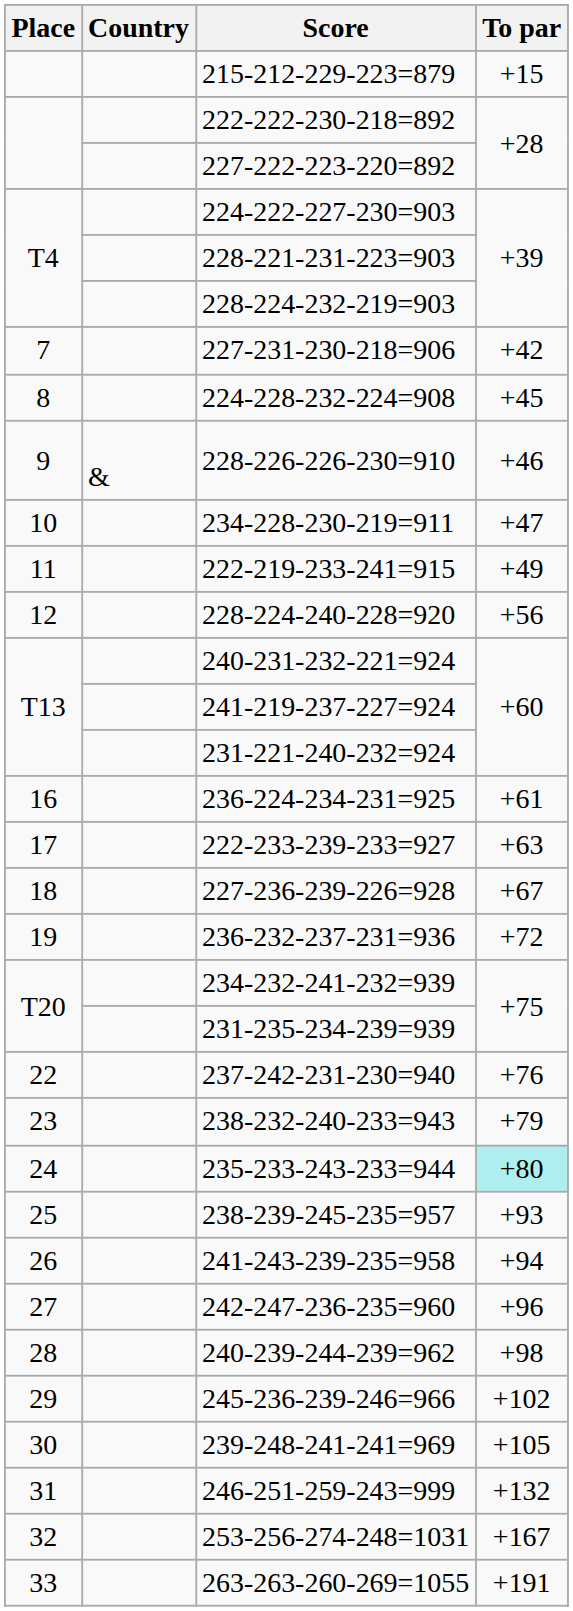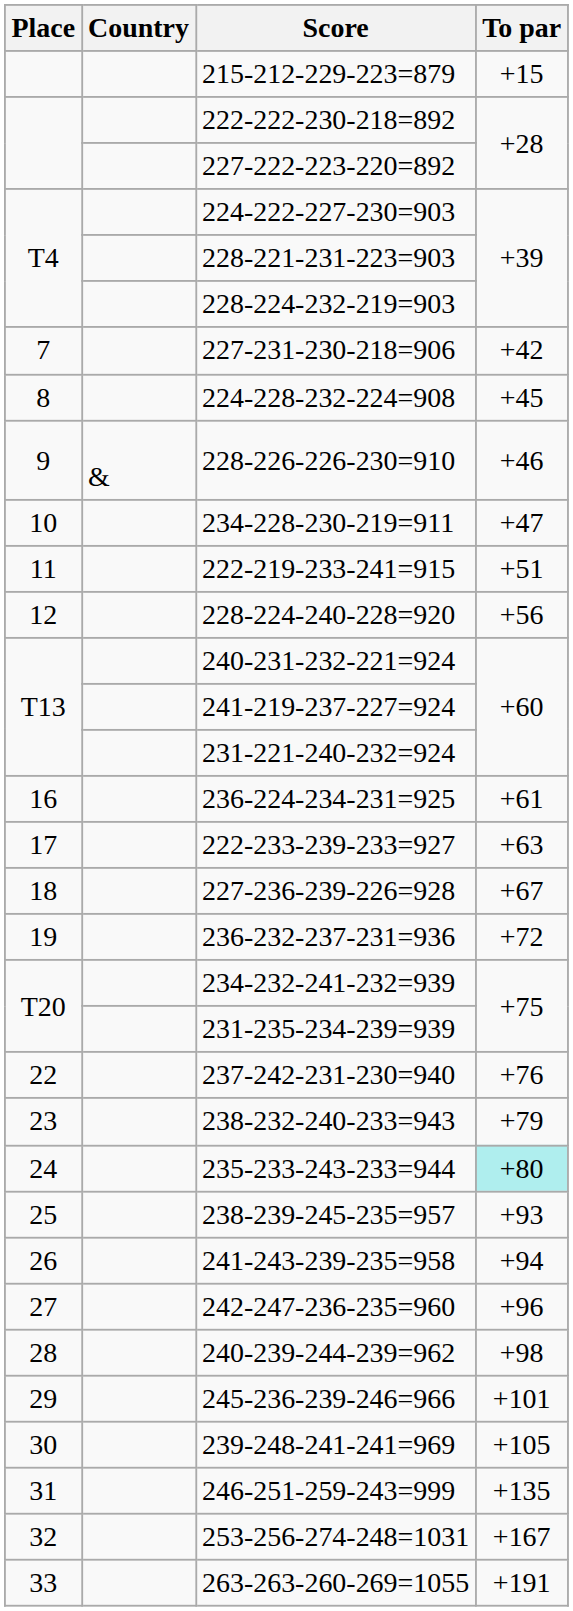(522, 568) +49 -> (522, 568) +51
(522, 1398) +102 -> (522, 1398) +101
(522, 1490) +132 -> (522, 1490) +135
